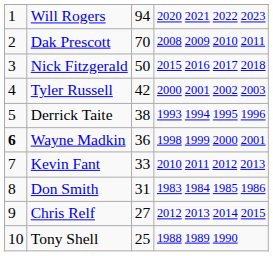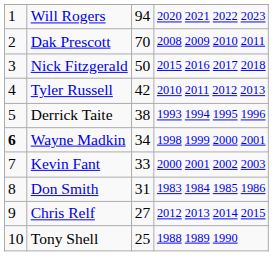(211, 90) 2000 2001 2002 2003 -> (211, 90) 2010 2011 2012 2013
(143, 139) 36 -> (143, 139) 34
(211, 164) 2010 2011 2012 2013 -> (211, 164) 2000 2001 2002 2003
